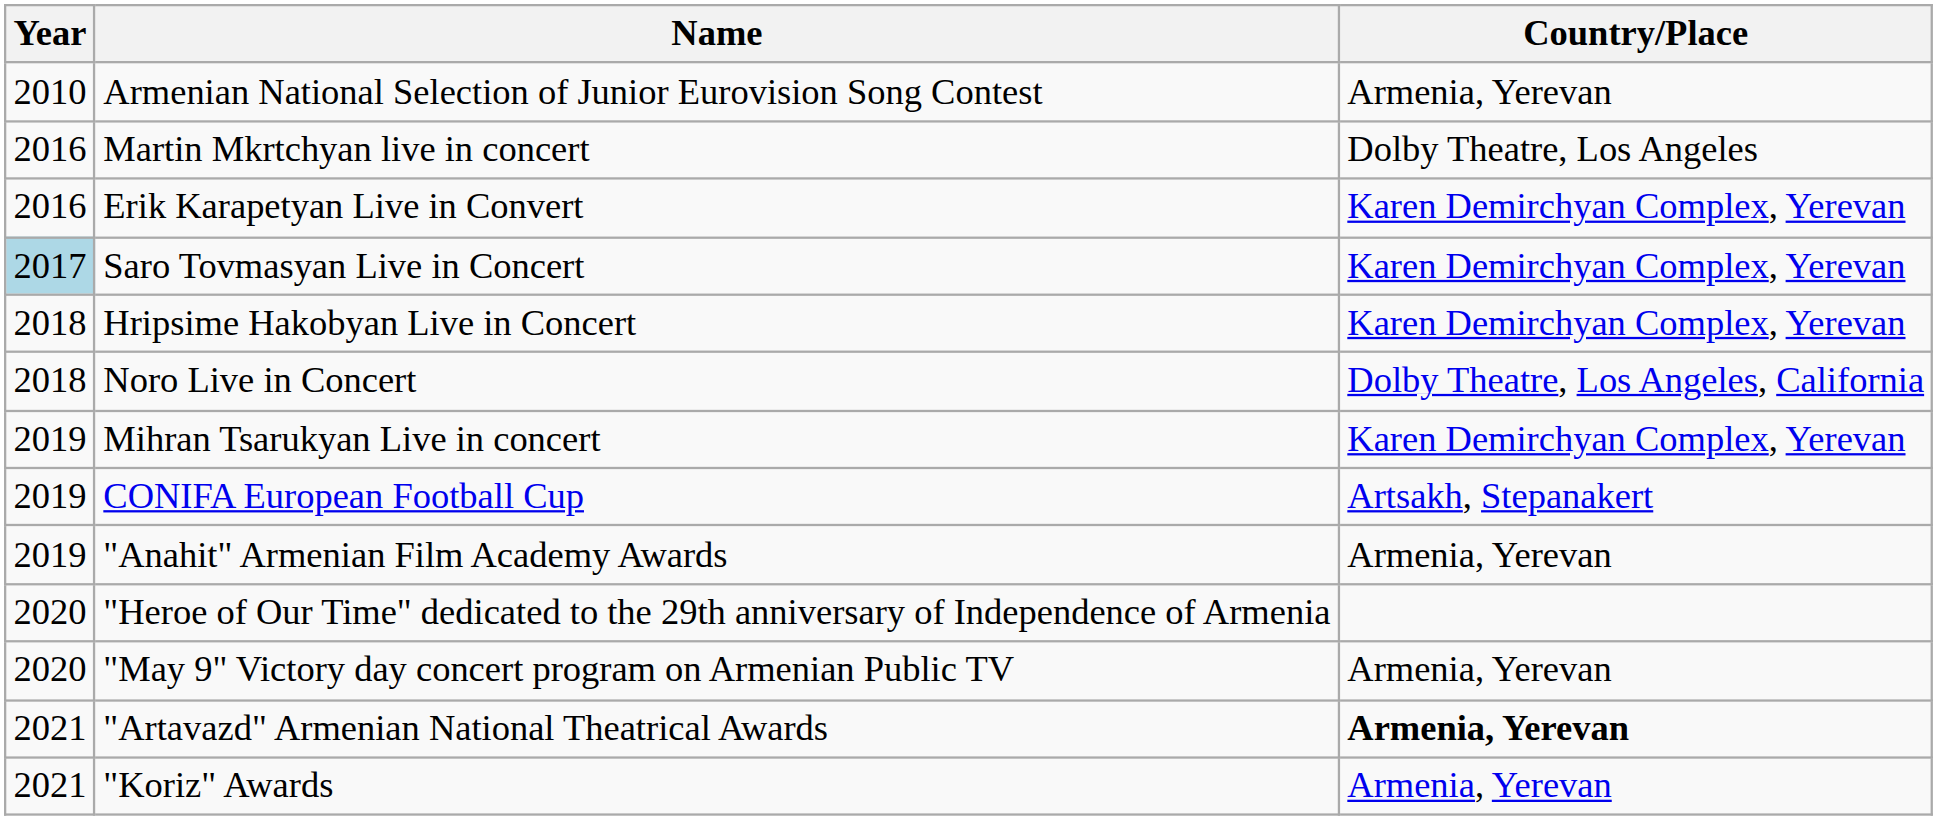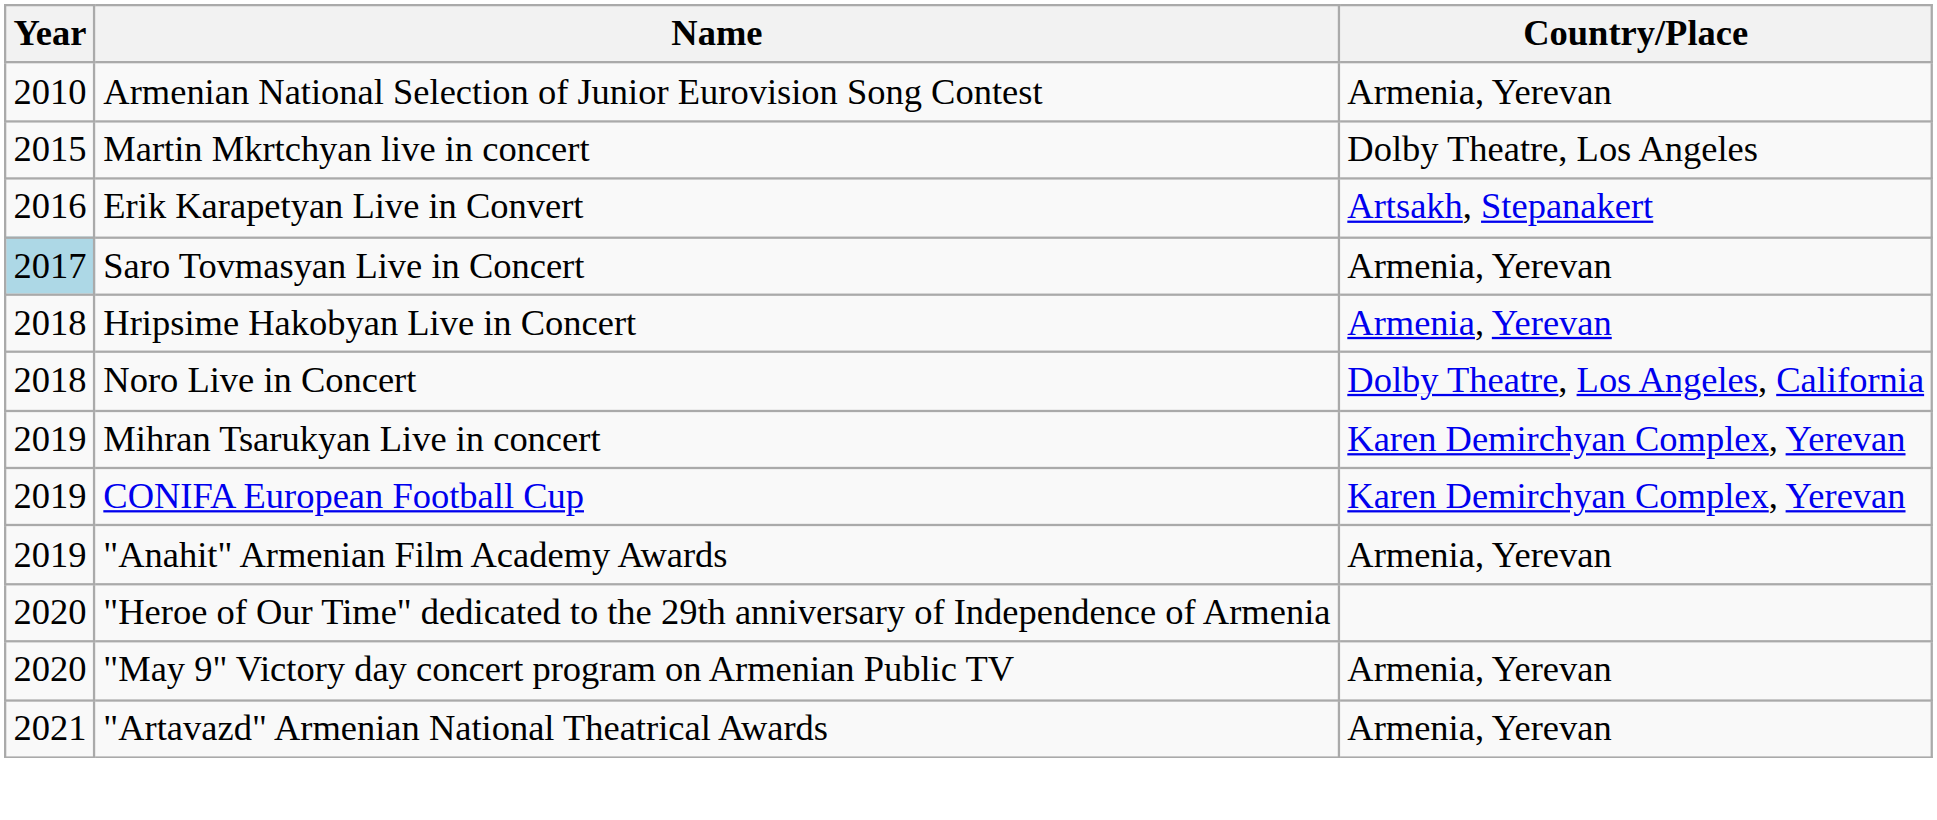(50, 149) 2016 -> (50, 149) 2015
(1626, 206) Karen Demirchyan Complex, Yerevan -> (1500, 206) Artsakh, Stepanakert
(1626, 264) Karen Demirchyan Complex, Yerevan -> (1480, 264) Armenia, Yerevan
(1626, 322) Karen Demirchyan Complex, Yerevan -> (1480, 322) Armenia, Yerevan
(1500, 496) Artsakh, Stepanakert -> (1626, 496) Karen Demirchyan Complex, Yerevan
(1488, 727) bold -> (1480, 727) normal
- row: (218, 785)
